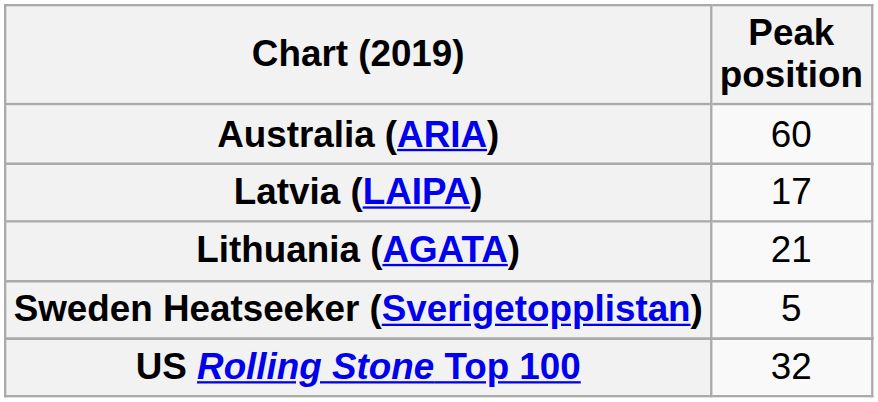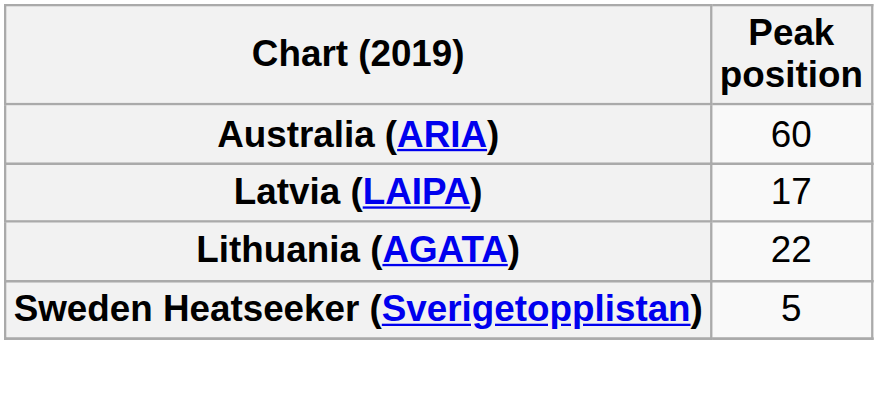(791, 250) 21 -> (791, 250) 22
- row: (358, 366)
